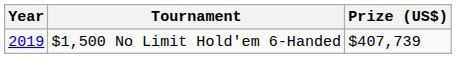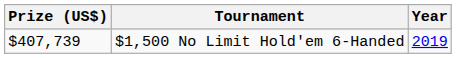columns swapped: (26, 17) <-> (398, 17)
